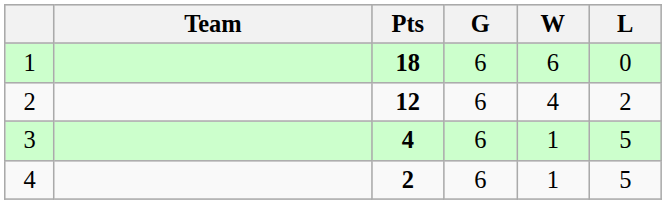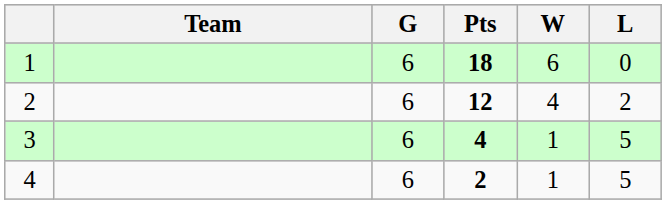columns swapped: (408, 23) <-> (480, 23)
